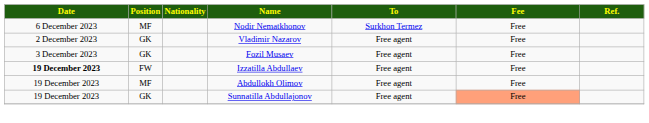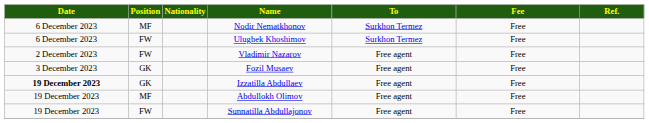+ row: (270, 40)
(145, 40) GK -> (145, 54) FW
(145, 69) FW -> (145, 83) GK
(145, 97) GK -> (145, 111) FW
(518, 97) lightsalmon background -> (518, 111) no background
